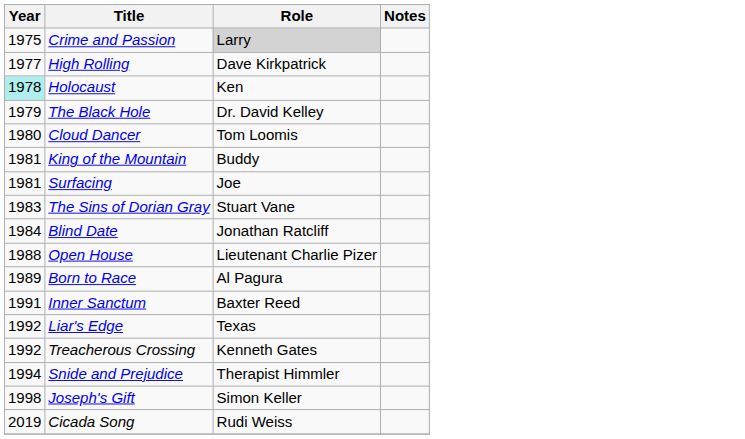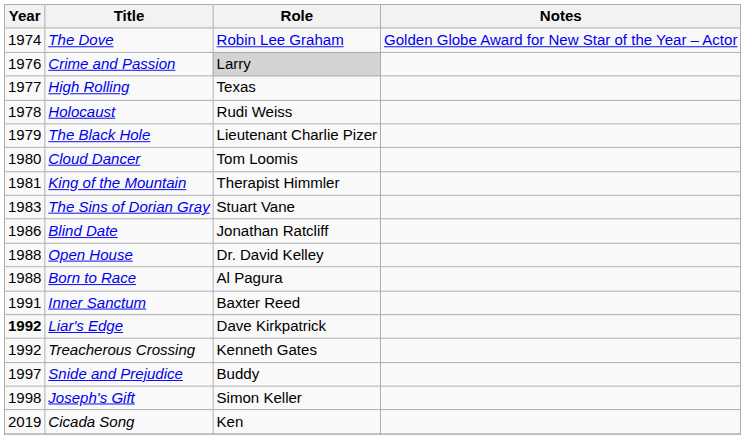+ row: (81, 40)
(25, 40) 1975 -> (25, 64) 1976
(271, 64) Dave Kirkpatrick -> (236, 87) Texas
(25, 87) paleturquoise background -> (25, 111) no background
(230, 87) Ken -> (254, 111) Rudi Weiss
(270, 111) Dr. David Kelley -> (297, 135) Lieutenant Charlie Pizer
(238, 159) Buddy -> (278, 183) Therapist Himmler
- row: (80, 183)
(25, 231) 1984 -> (25, 231) 1986
(297, 254) Lieutenant Charlie Pizer -> (270, 254) Dr. David Kelley
(25, 278) 1989 -> (25, 278) 1988
(25, 326) normal -> (25, 326) bold
(236, 326) Texas -> (271, 326) Dave Kirkpatrick
(25, 374) 1994 -> (25, 374) 1997
(278, 374) Therapist Himmler -> (238, 374) Buddy
(254, 421) Rudi Weiss -> (230, 421) Ken
